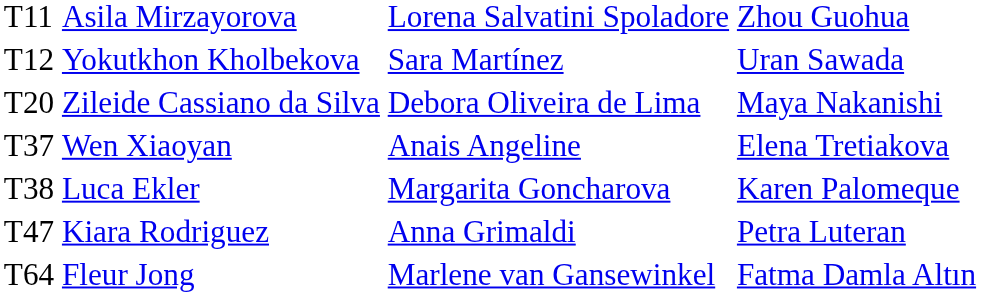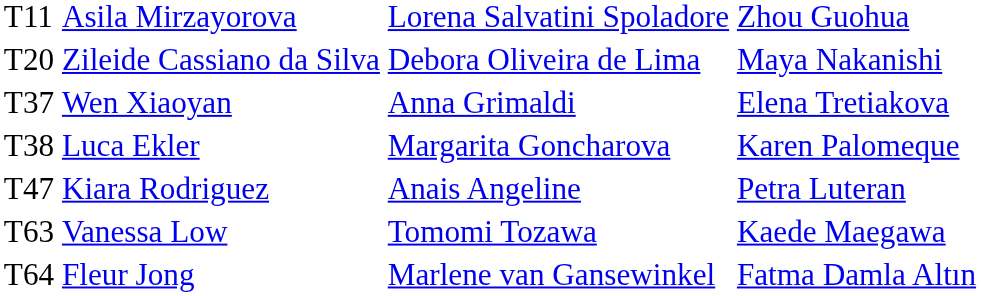- row: (211, 59)
(484, 145) Anais Angeline -> (482, 102) Anna Grimaldi
(482, 231) Anna Grimaldi -> (484, 188) Anais Angeline
+ row: (145, 231)
